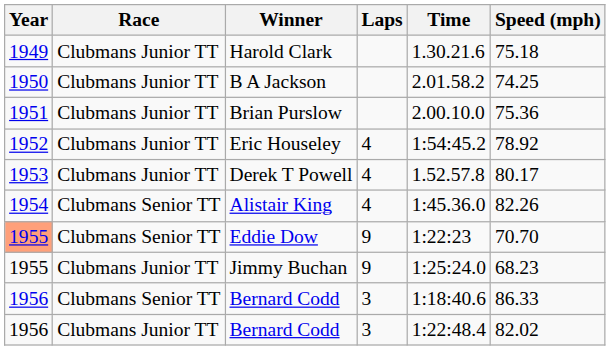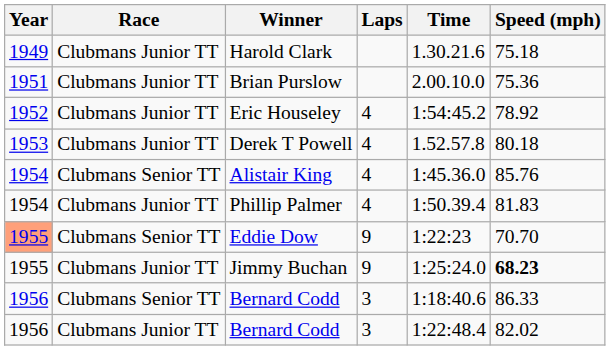- row: (138, 81)
(517, 174) 80.17 -> (517, 143) 80.18
(517, 205) 82.26 -> (517, 174) 85.76
+ row: (138, 205)
(517, 267) normal -> (517, 267) bold
